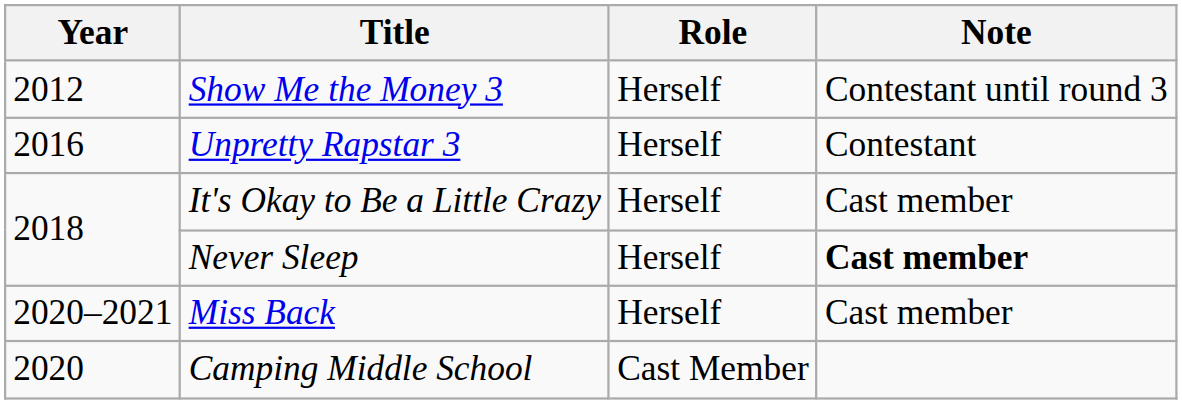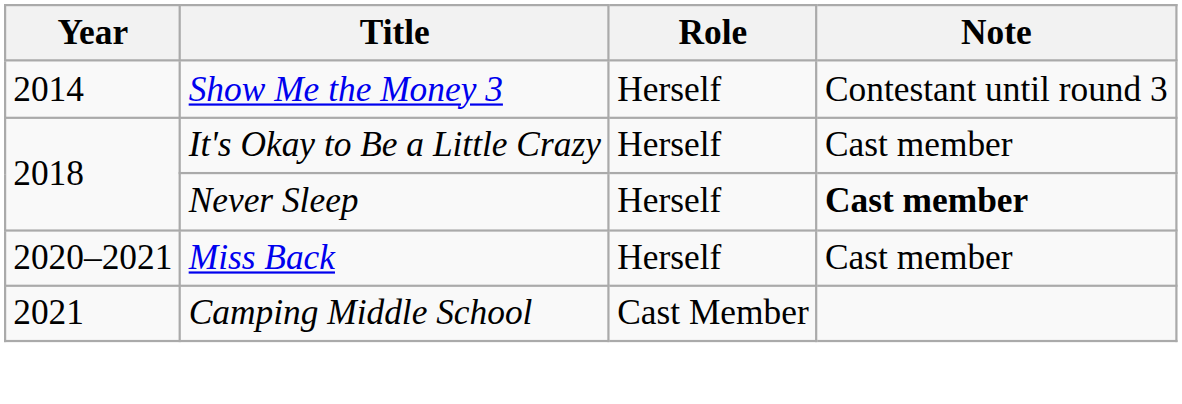(49, 88) 2012 -> (49, 88) 2014
- row: (325, 144)
(49, 369) 2020 -> (49, 312) 2021
